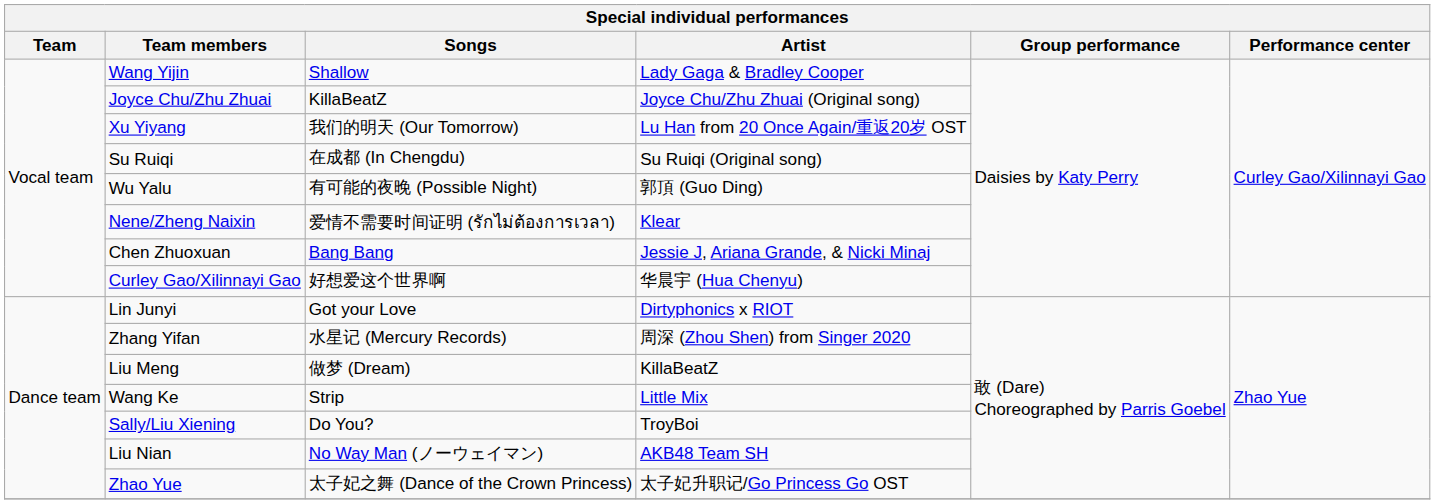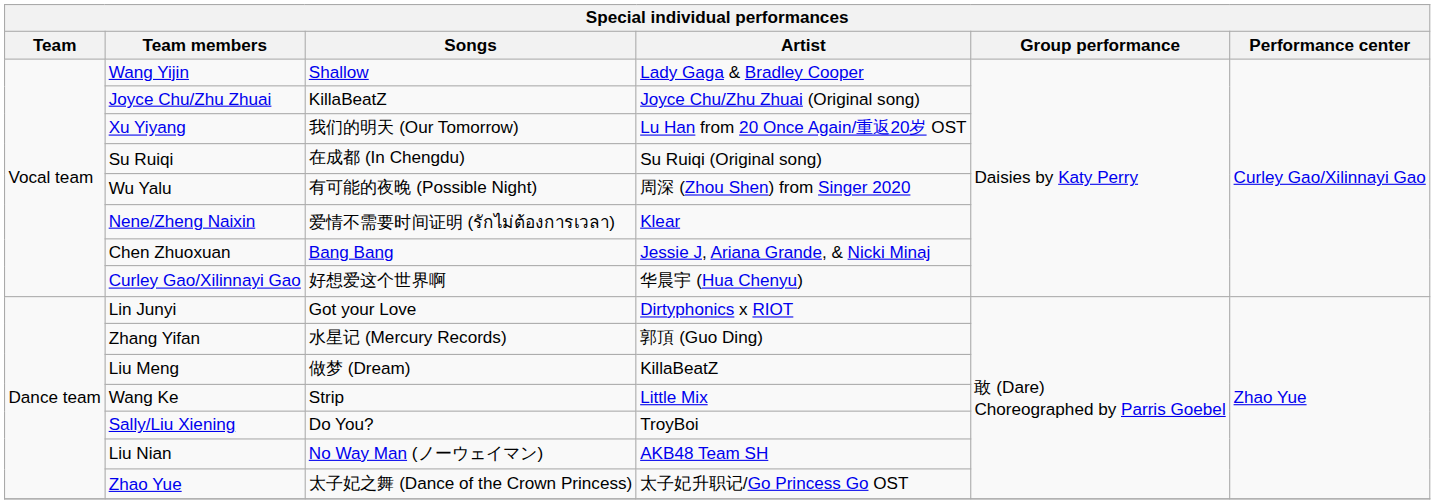(702, 188) 郭頂 (Guo Ding) -> (775, 188) 周深 (Zhou Shen) from Singer 2020
(775, 338) 周深 (Zhou Shen) from Singer 2020 -> (702, 338) 郭頂 (Guo Ding)
